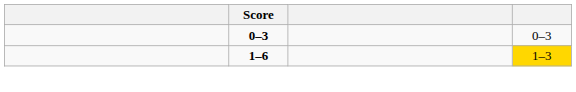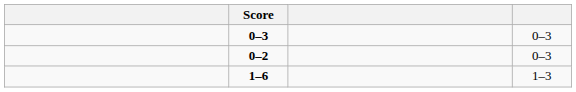+ row: (258, 55)
(542, 55) gold background -> (542, 76) no background
